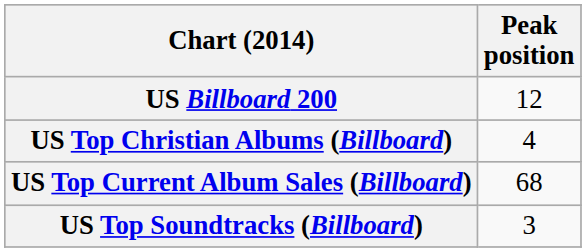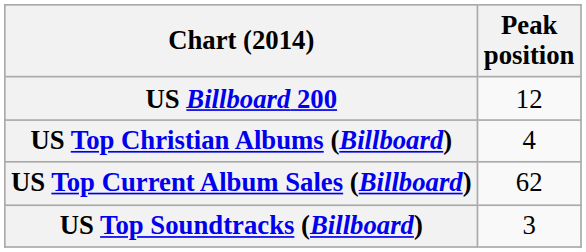(529, 182) 68 -> (529, 182) 62
